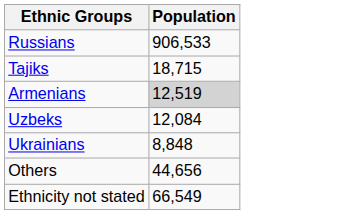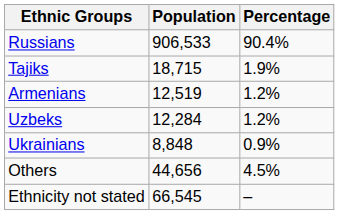+ column: (287, 17)
(177, 94) lightgrey background -> (177, 94) no background
(177, 119) 12,084 -> (177, 119) 12,284
(177, 196) 66,549 -> (177, 196) 66,545
